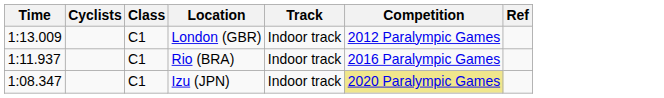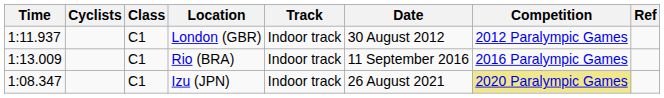+ column: (408, 15)
(35, 37) 1:13.009 -> (34, 37) 1:11.937
(34, 59) 1:11.937 -> (35, 59) 1:13.009
